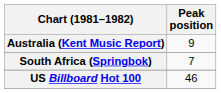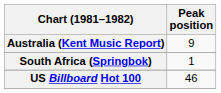(191, 61) 7 -> (191, 61) 1
